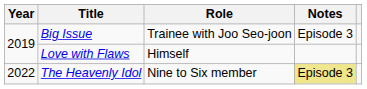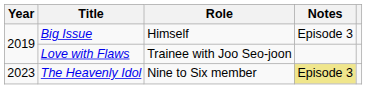(219, 34) Trainee with Joo Seo-joon -> (168, 34) Himself
(168, 53) Himself -> (219, 53) Trainee with Joo Seo-joon
(21, 73) 2022 -> (21, 73) 2023
